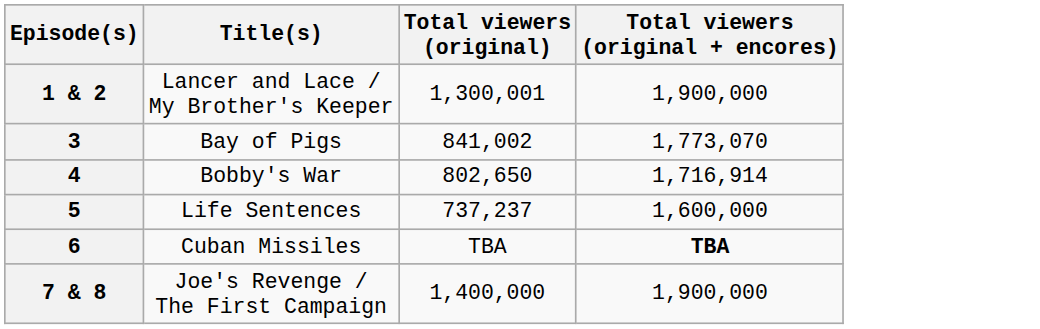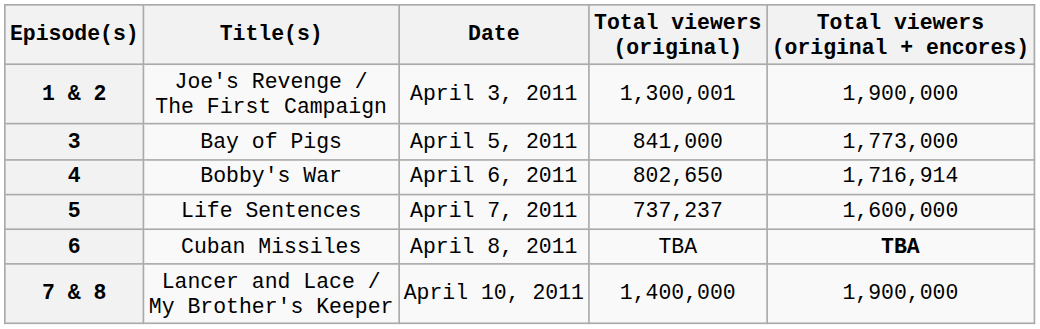+ column: (494, 35)
(271, 94) Lancer and Lace / My Brother's Keeper -> (271, 94) Joe's Revenge / The First Campaign
(487, 142) 841,002 -> (678, 142) 841,000
(710, 142) 1,773,070 -> (900, 142) 1,773,000
(271, 294) Joe's Revenge / The First Campaign -> (271, 294) Lancer and Lace / My Brother's Keeper
